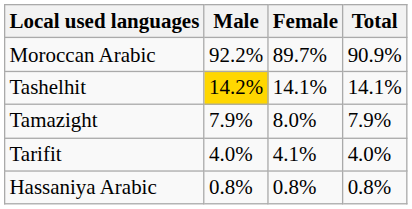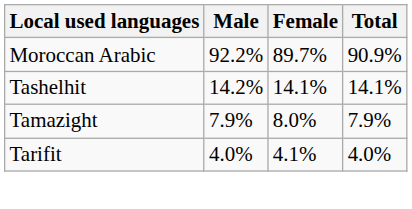(236, 87) gold background -> (236, 87) no background
- row: (83, 187)
